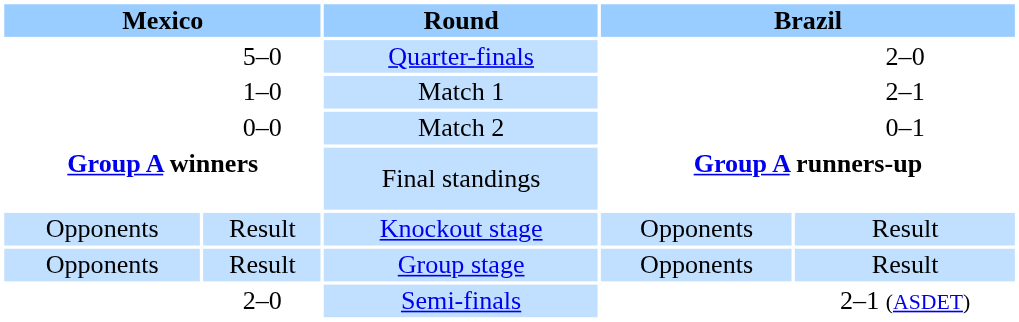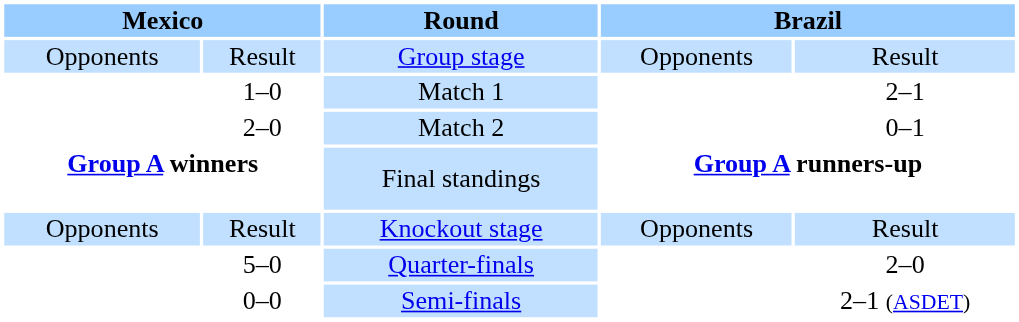rows swapped: (461, 264) <-> (461, 56)
(262, 127) 0–0 -> (262, 127) 2–0
(262, 300) 2–0 -> (262, 300) 0–0
